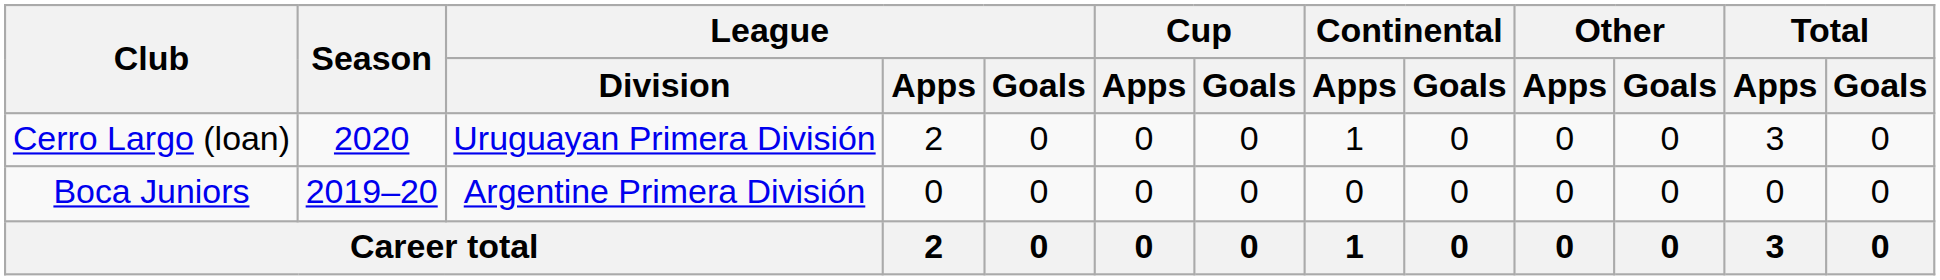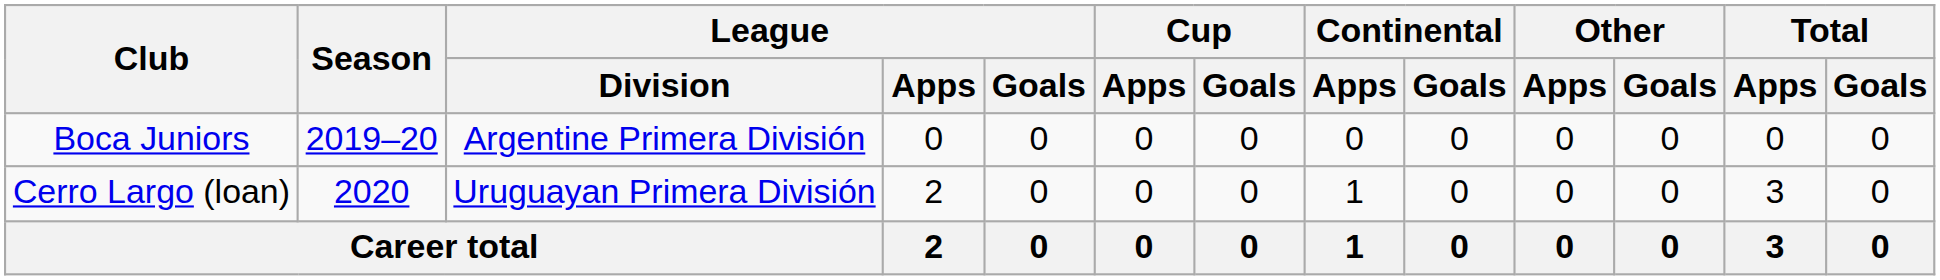rows swapped: (151, 192) <-> (151, 138)
